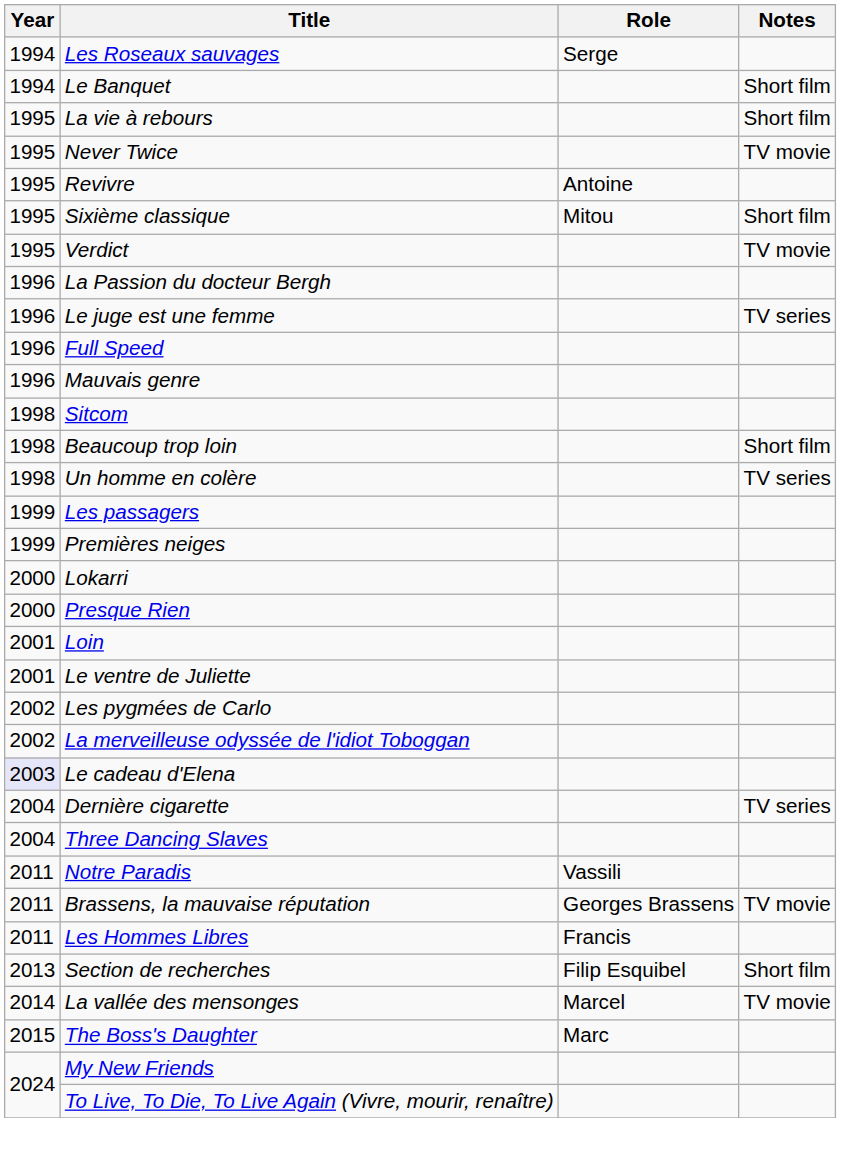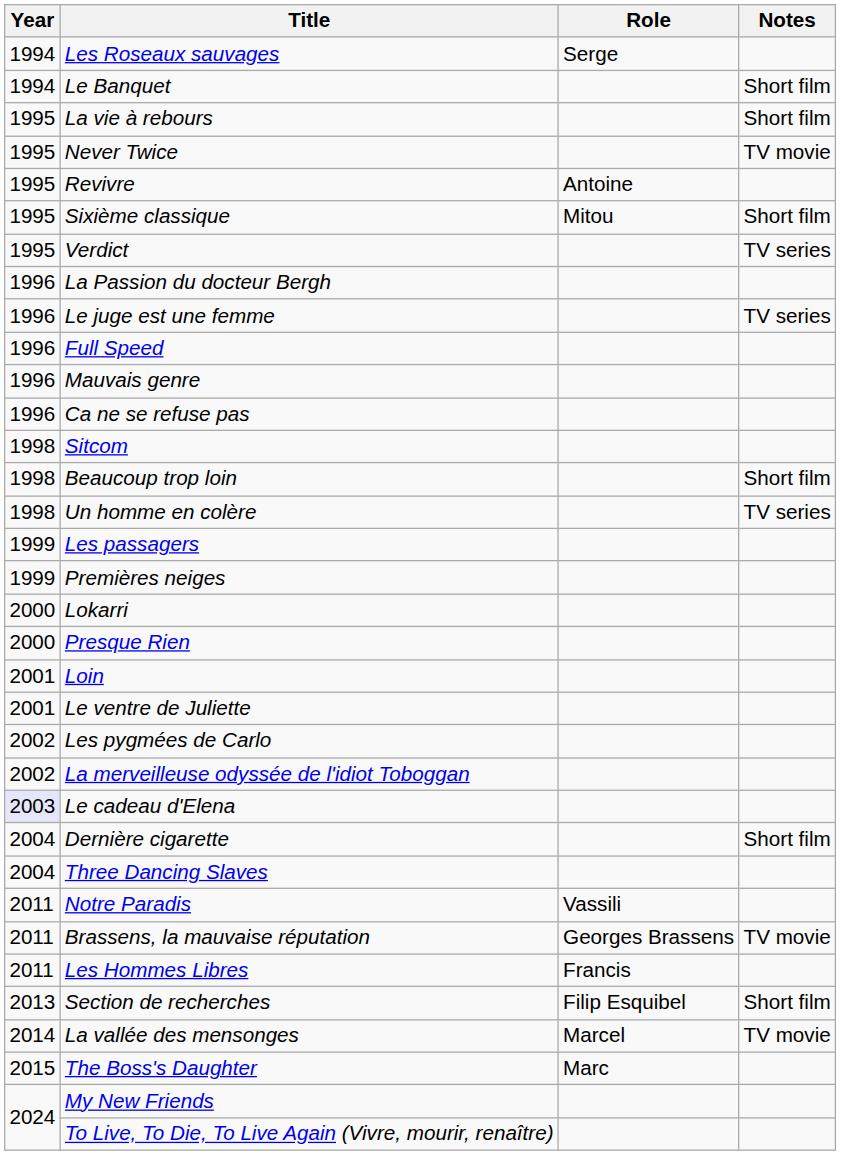(787, 250) TV movie -> (787, 250) TV series
+ row: (157, 413)
(787, 806) TV series -> (787, 839) Short film
